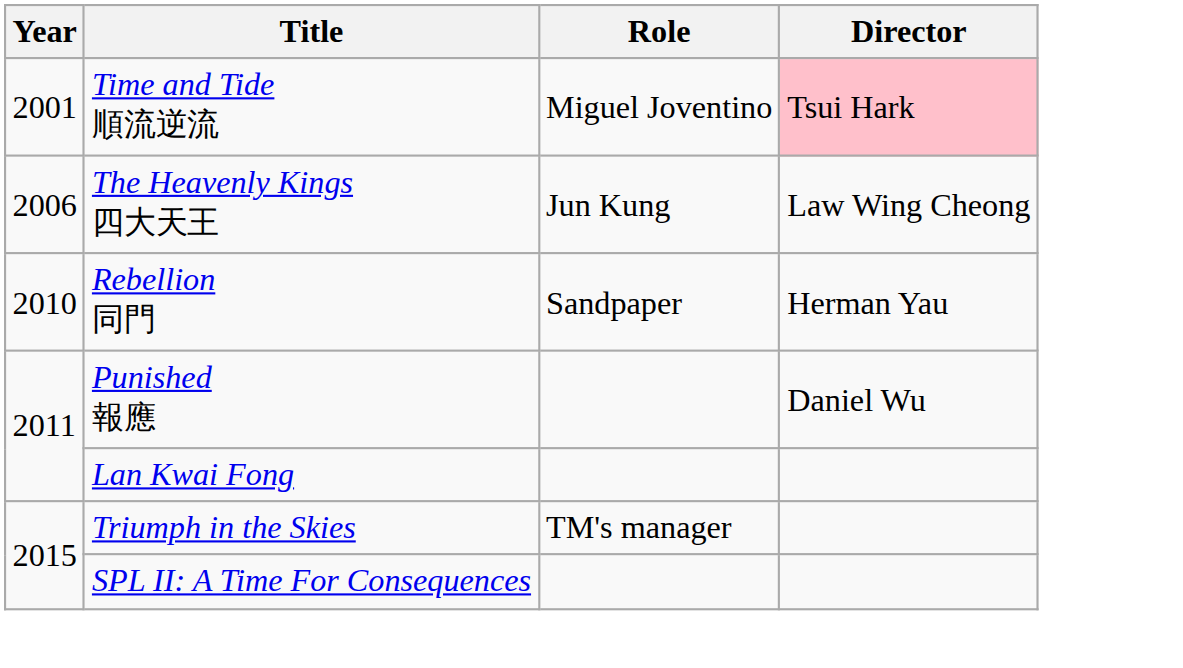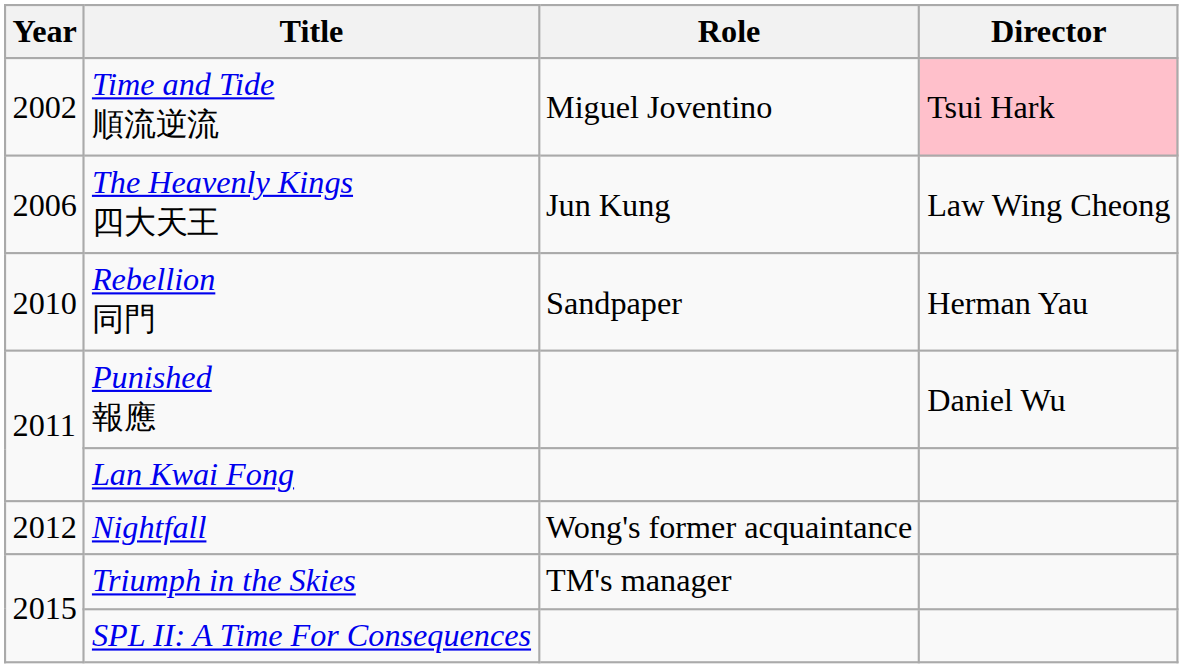(45, 106) 2001 -> (45, 106) 2002
+ row: (149, 528)
